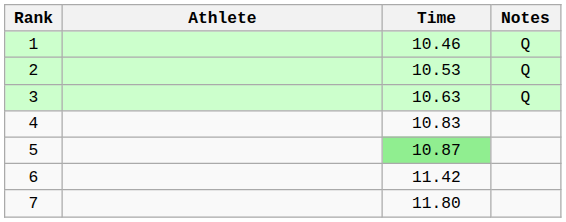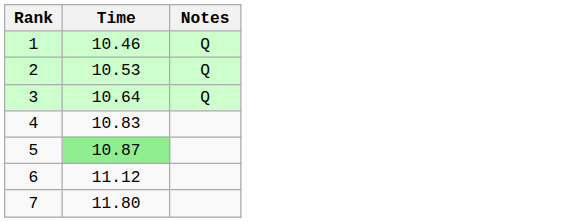- column: (222, 18)
(436, 97) 10.63 -> (116, 97) 10.64
(436, 177) 11.42 -> (116, 177) 11.12
